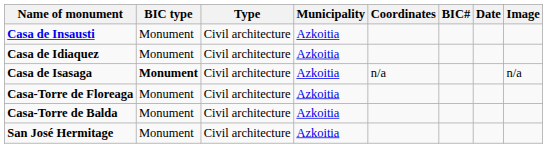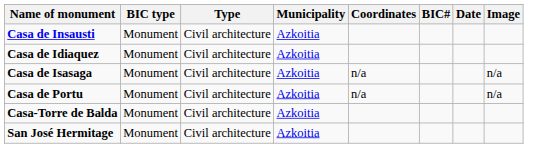(168, 73) bold -> (151, 73) normal
+ row: (45, 93)
- row: (70, 93)
